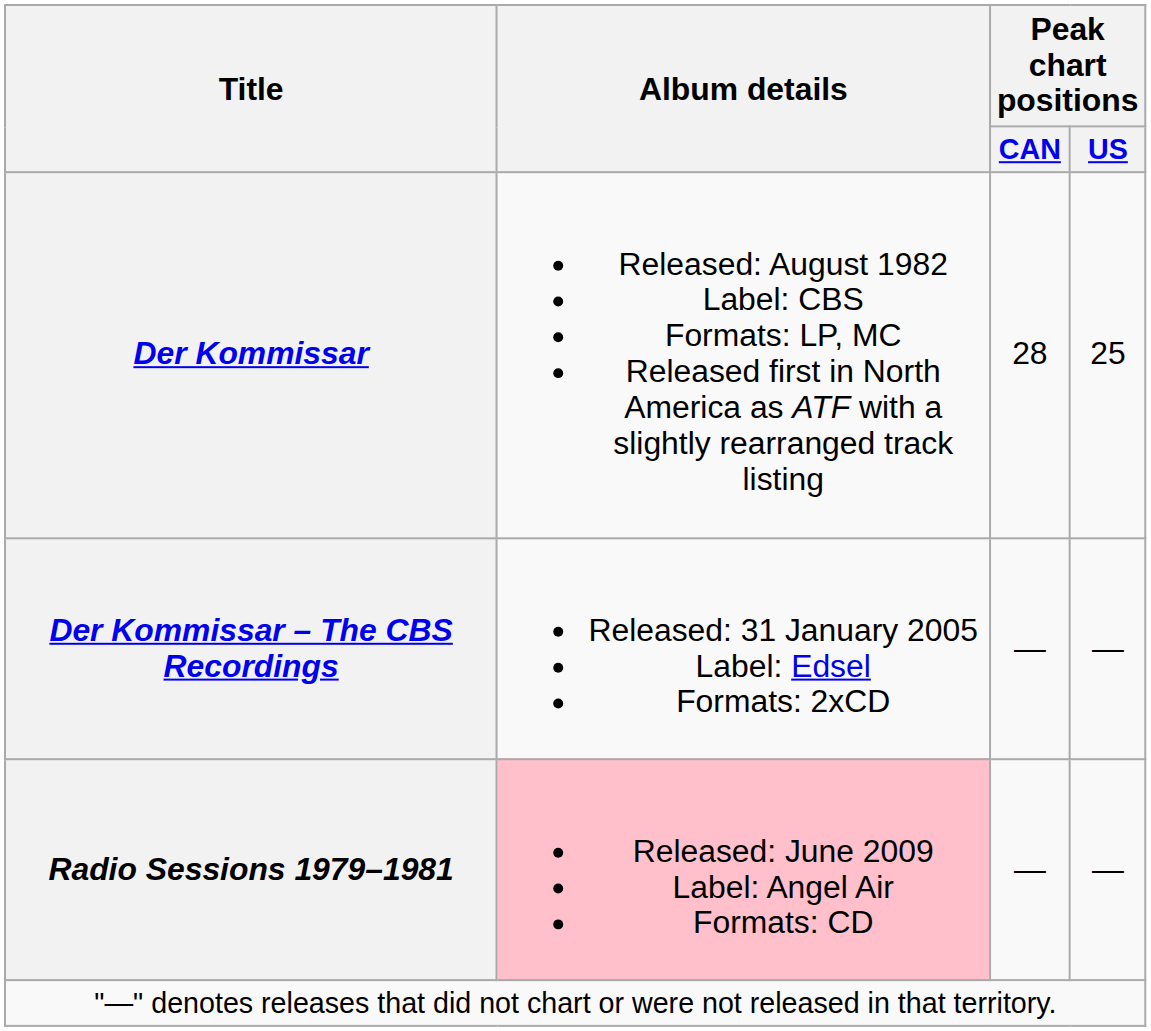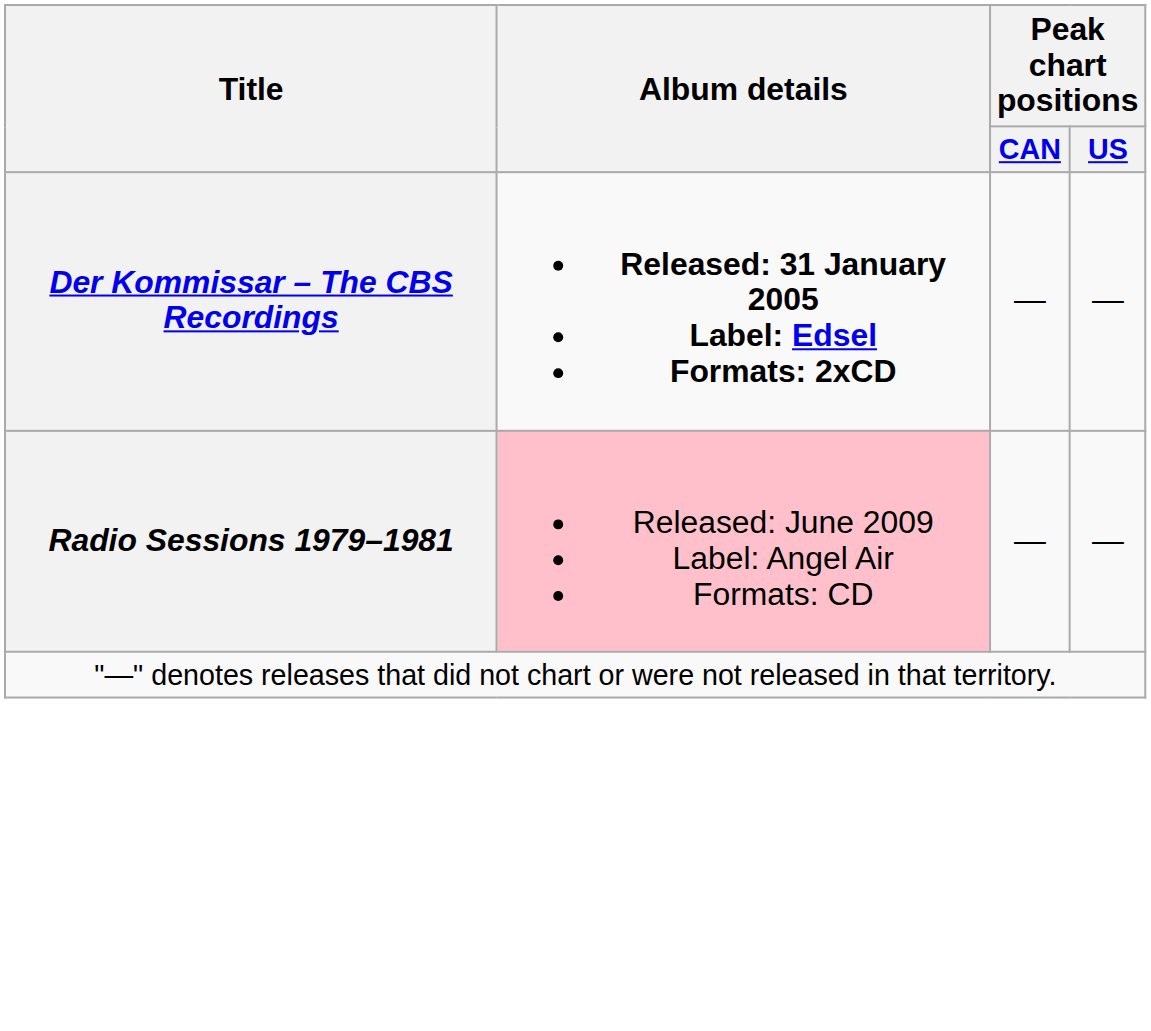- row: (251, 354)
(743, 666) normal -> (743, 319) bold
